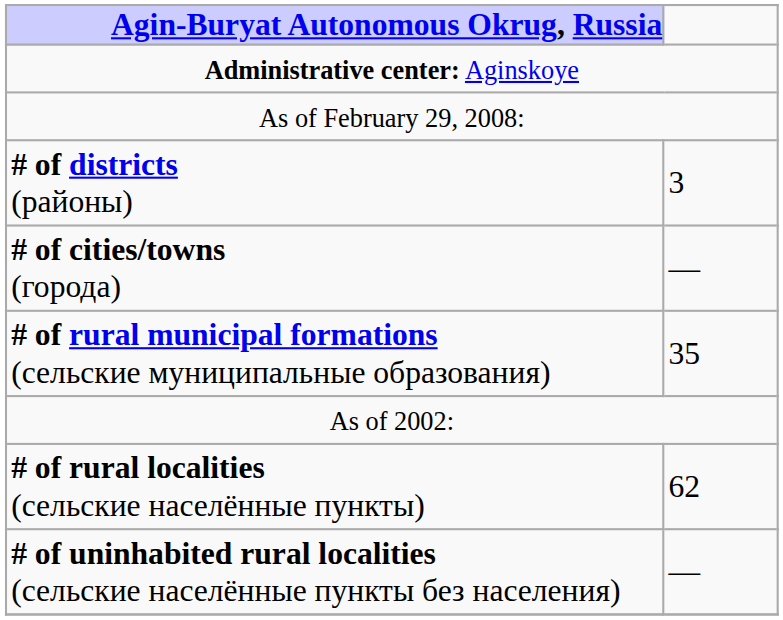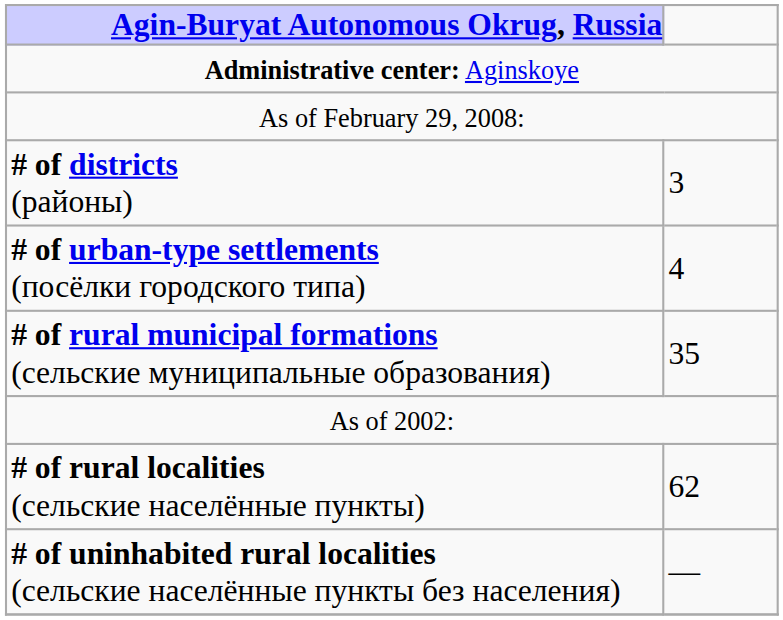- row: (118, 267)
+ row: (195, 267)
